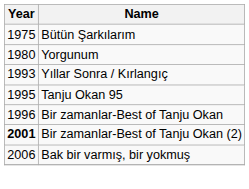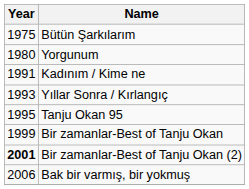+ row: (93, 74)
(21, 114) 1996 -> (21, 134) 1999
